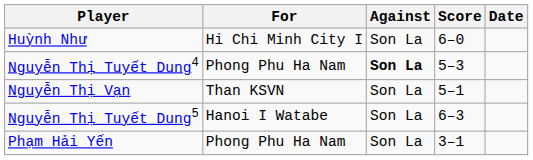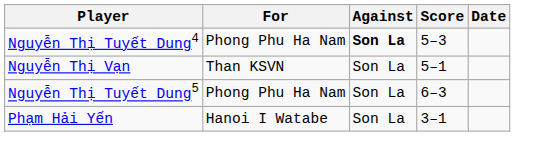- row: (47, 40)
(267, 117) Hanoi I Watabe -> (276, 93) Phong Phu Ha Nam
(276, 143) Phong Phu Ha Nam -> (267, 119) Hanoi I Watabe
